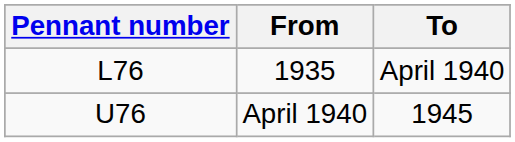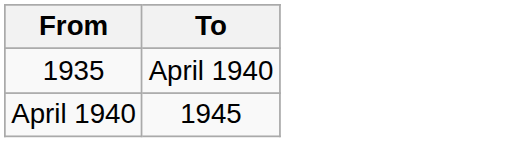- column: (120, 26)
